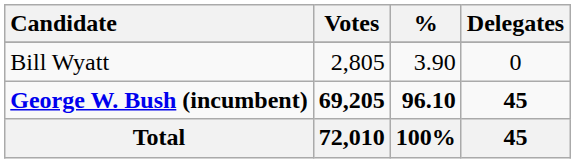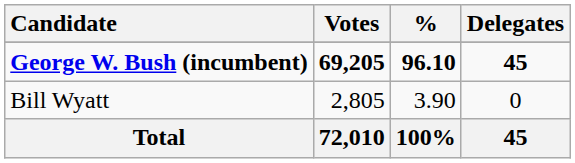rows swapped: (159, 99) <-> (60, 61)
